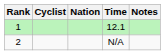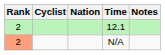(18, 27) 1 -> (18, 27) 2
(18, 42) no background -> (18, 42) lightsalmon background
